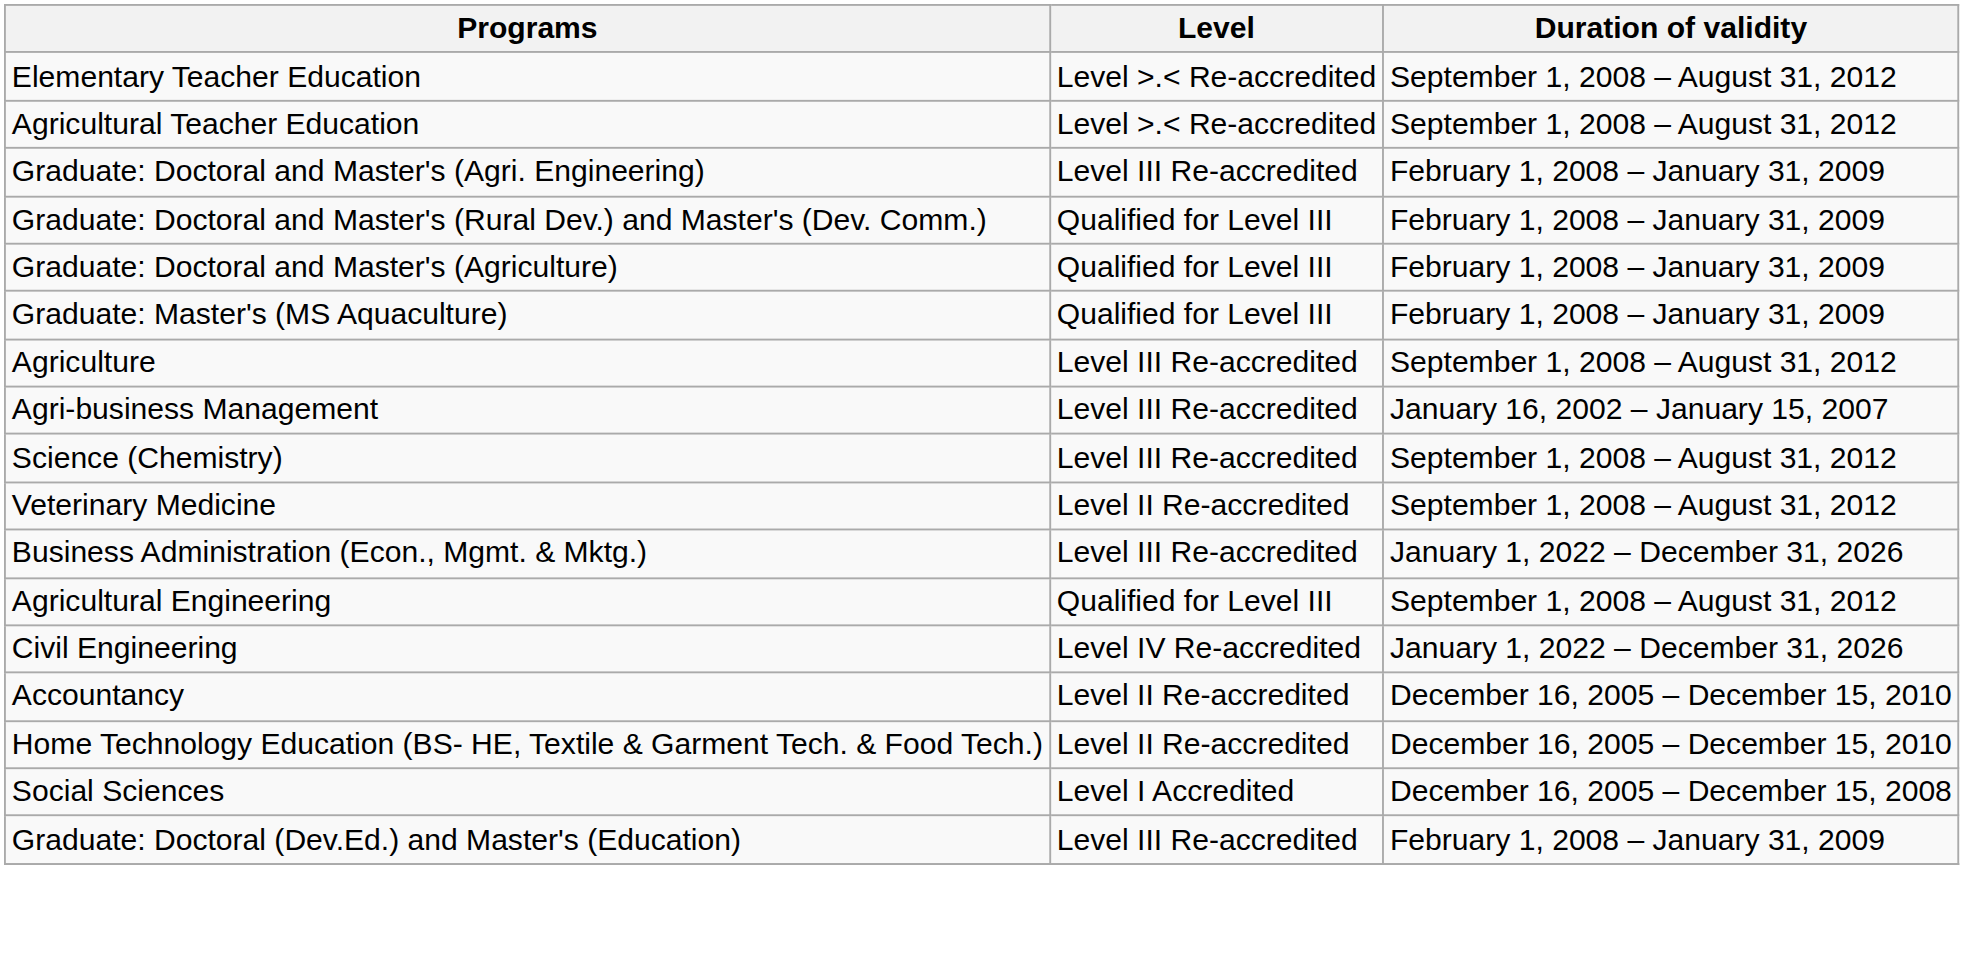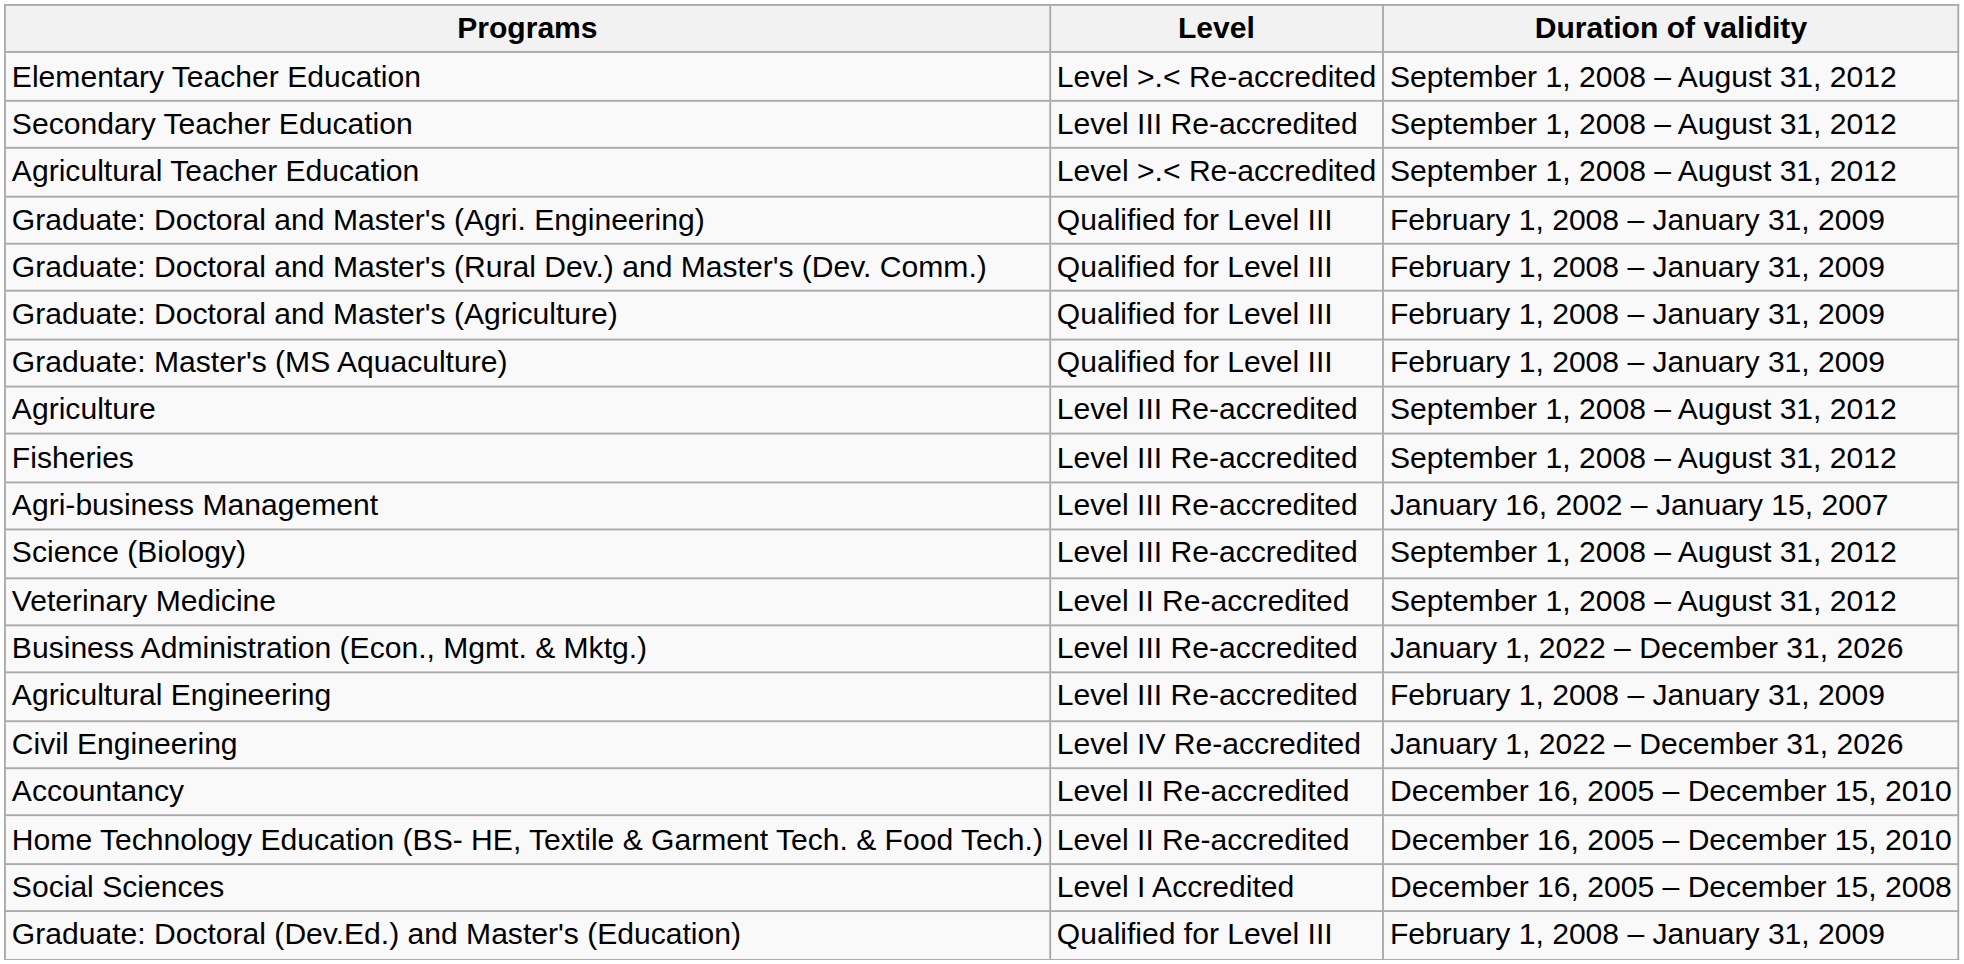+ row: (212, 123)
(1207, 171) Level III Re-accredited -> (1195, 219) Qualified for Level III
+ row: (73, 457)
- row: (147, 457)
+ row: (129, 553)
(1195, 600) Qualified for Level III -> (1207, 696) Level III Re-accredited
(1643, 600) September 1, 2008 – August 31, 2012 -> (1637, 696) February 1, 2008 – January 31, 2009
(1207, 839) Level III Re-accredited -> (1195, 934) Qualified for Level III
